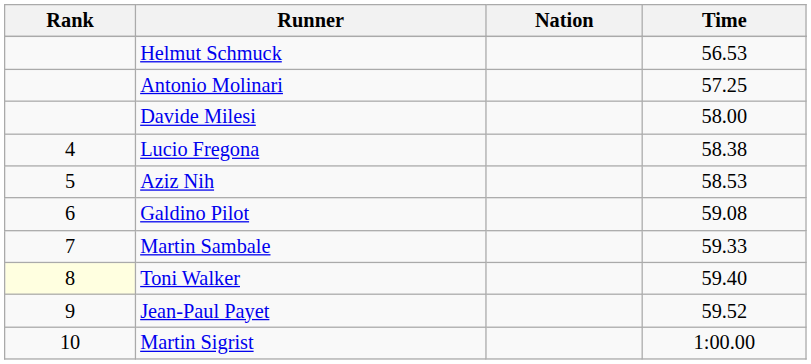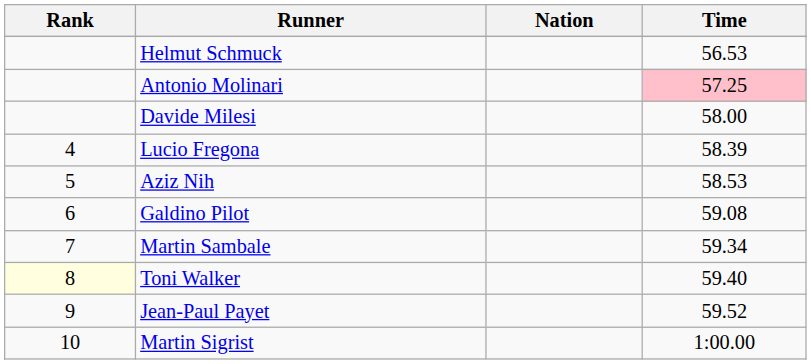(724, 85) no background -> (724, 85) pink background
(724, 149) 58.38 -> (724, 149) 58.39
(724, 246) 59.33 -> (724, 246) 59.34
